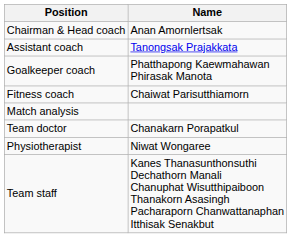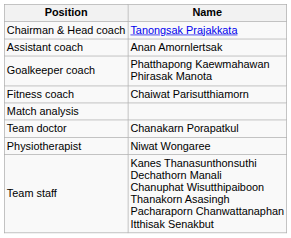(176, 30) Anan Amornlertsak -> (184, 30) Tanongsak Prajakkata
(184, 47) Tanongsak Prajakkata -> (176, 47) Anan Amornlertsak
